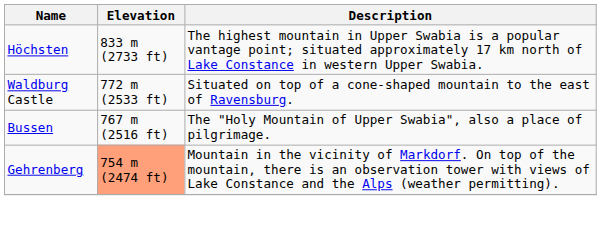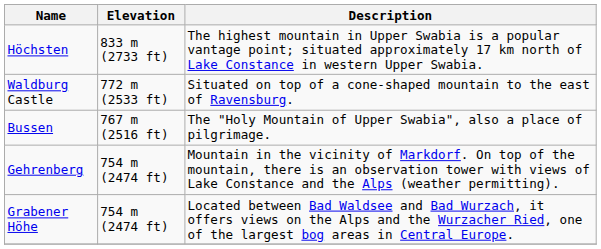(134, 170) lightsalmon background -> (134, 170) no background
+ row: (38, 219)
